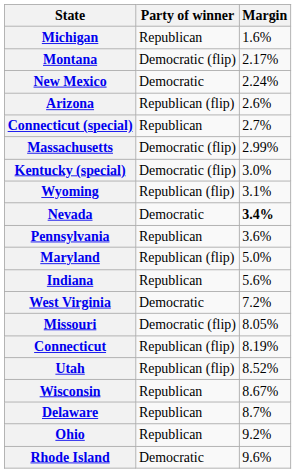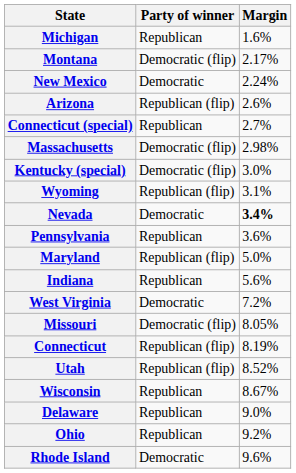(260, 147) 2.99% -> (260, 147) 2.98%
(257, 412) 8.7% -> (257, 412) 9.0%
